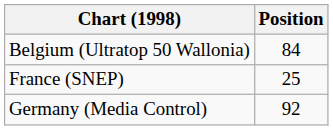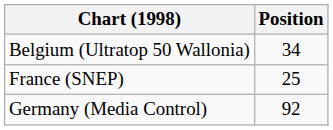(291, 49) 84 -> (291, 49) 34
